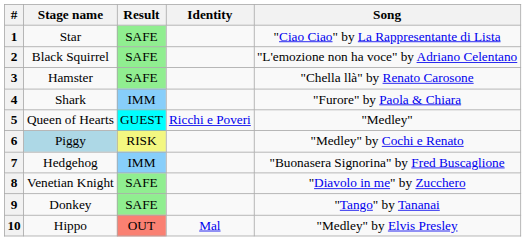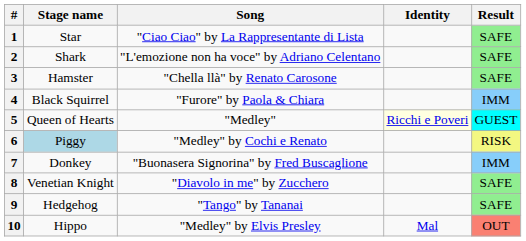columns swapped: (387, 15) <-> (141, 15)
(70, 57) Black Squirrel -> (70, 57) Shark
(70, 99) Shark -> (70, 99) Black Squirrel
(210, 120) no background -> (427, 120) lightyellow background
(70, 162) Hedgehog -> (70, 162) Donkey
(70, 204) Donkey -> (70, 204) Hedgehog
